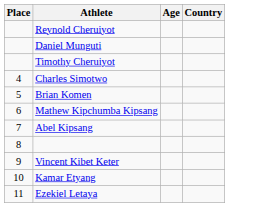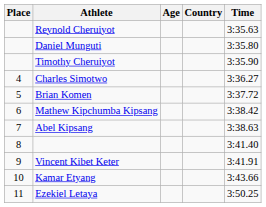+ column: (243, 12)
